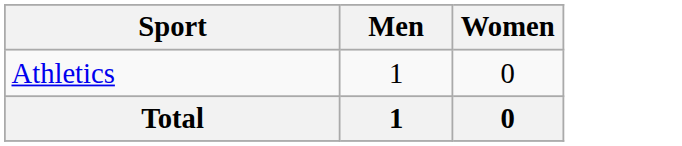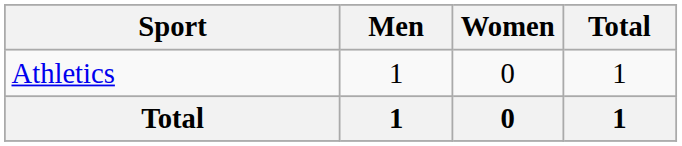+ column: (619, 27)
